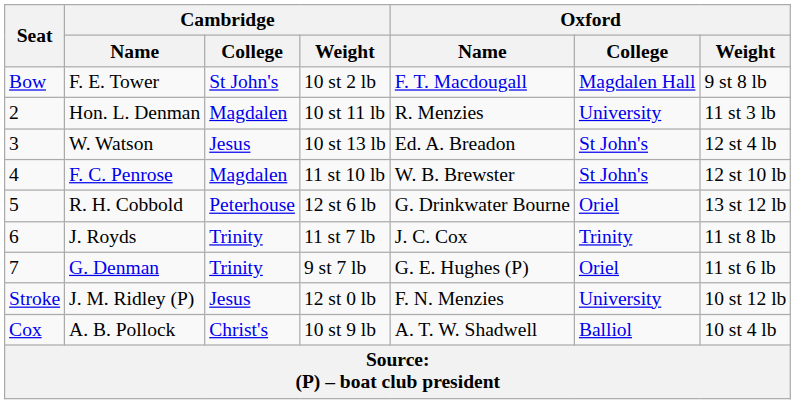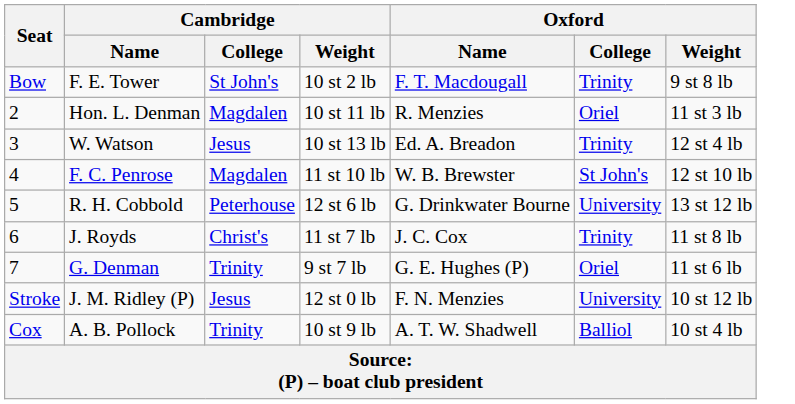(637, 81) Magdalen Hall -> (606, 81) Trinity
(620, 112) University -> (599, 112) Oriel
(613, 143) St John's -> (606, 143) Trinity
(599, 205) Oriel -> (620, 205) University
(236, 236) Trinity -> (239, 236) Christ's
(239, 329) Christ's -> (236, 329) Trinity
